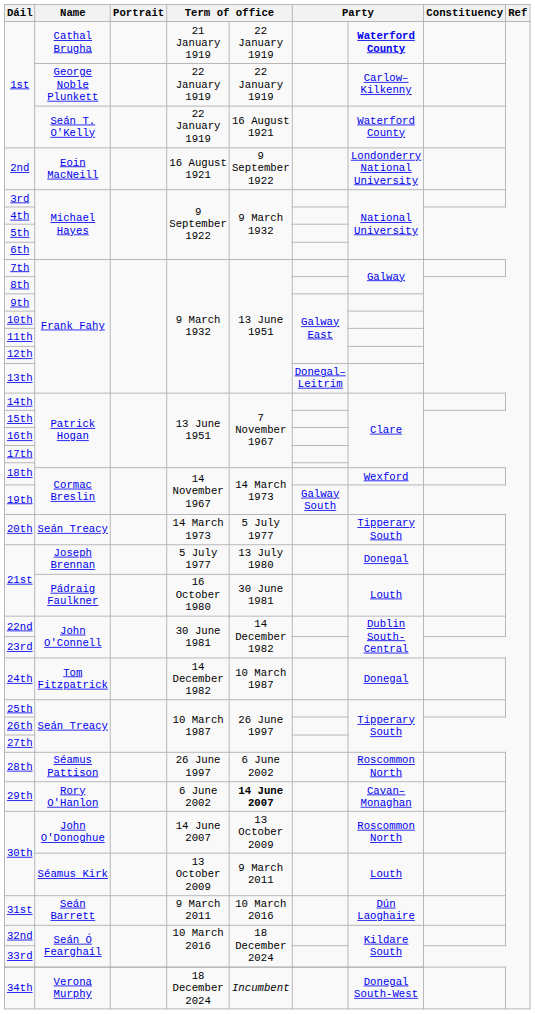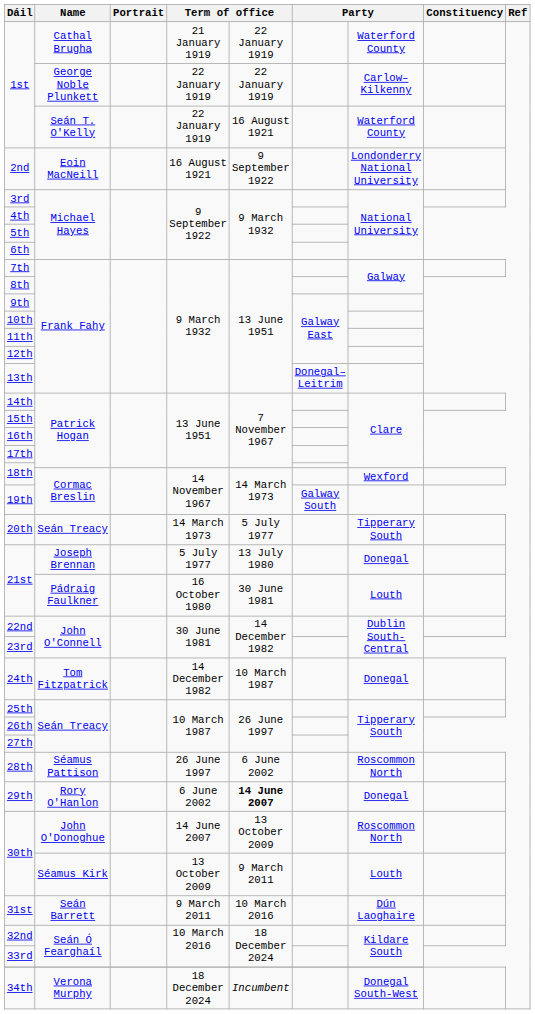(386, 43) bold -> (386, 43) normal
(386, 797) Cavan–Monaghan -> (386, 797) Donegal
